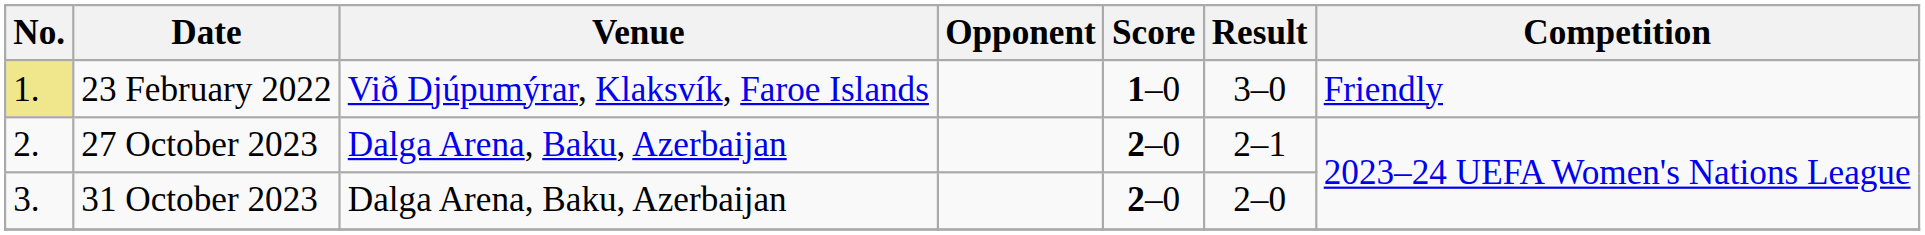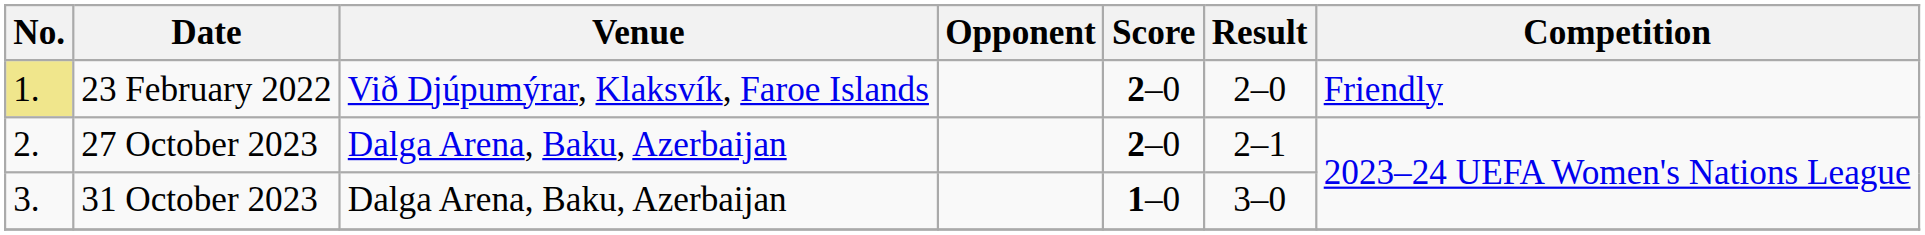(1154, 88) 1–0 -> (1154, 88) 2–0
(1260, 88) 3–0 -> (1260, 88) 2–0
(1154, 199) 2–0 -> (1154, 199) 1–0
(1260, 199) 2–0 -> (1260, 199) 3–0
